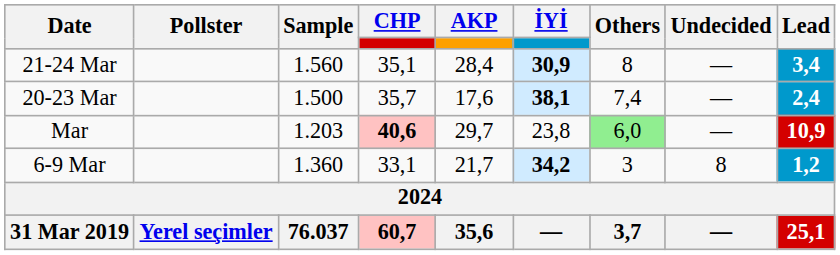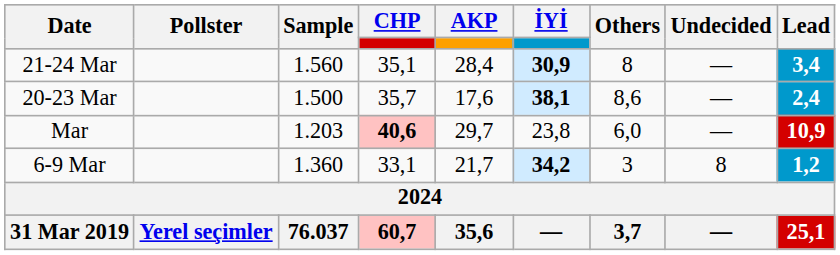(627, 97) 7,4 -> (627, 97) 8,6
(627, 131) lightgreen background -> (627, 131) no background
